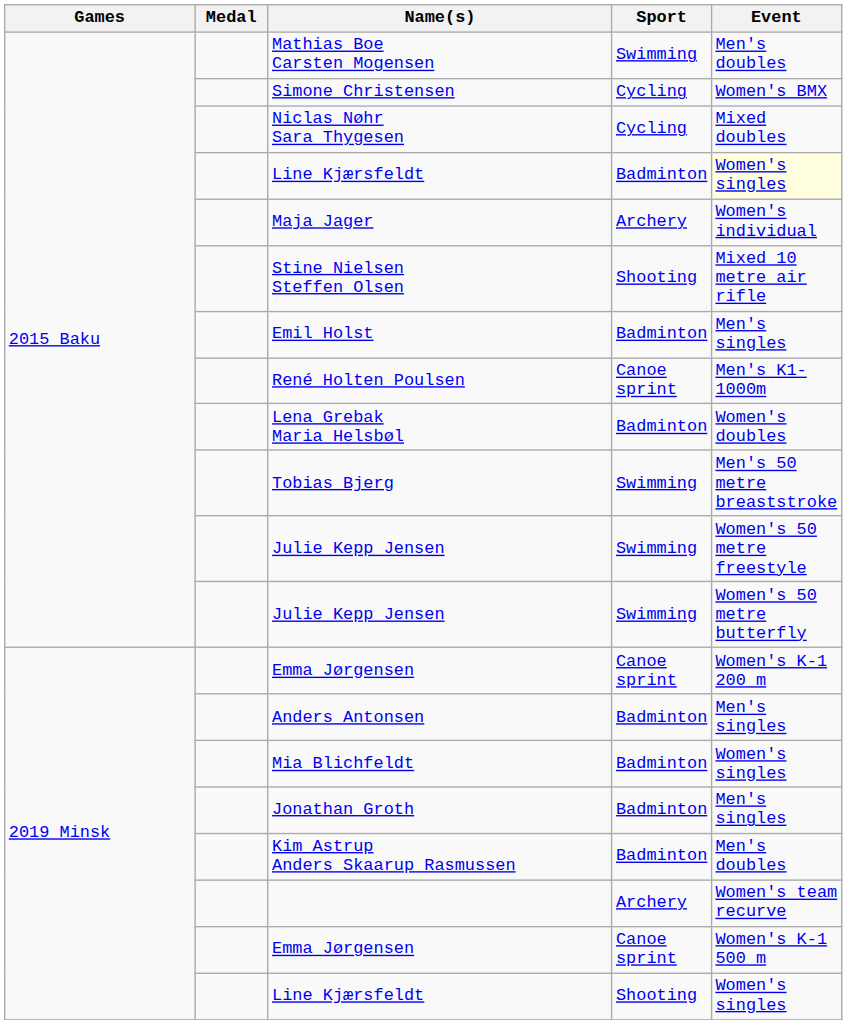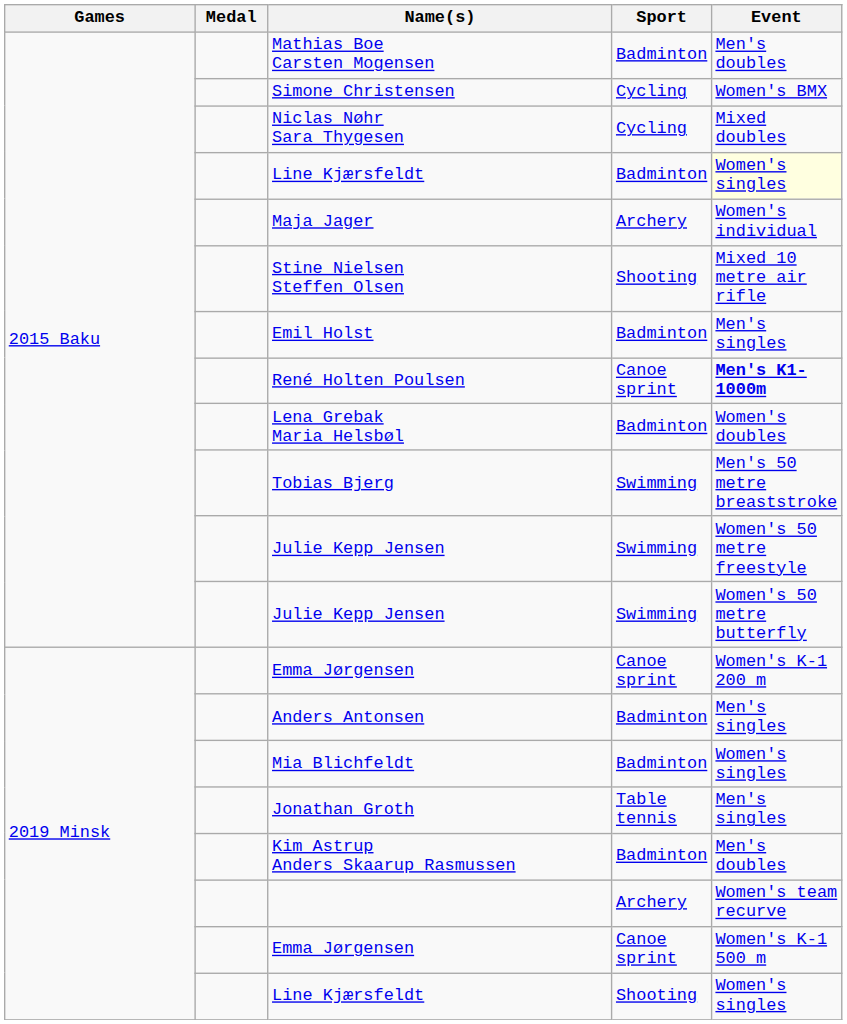(657, 56) Swimming -> (662, 56) Badminton
(761, 381) normal -> (761, 381) bold
(662, 811) Badminton -> (646, 811) Table tennis
